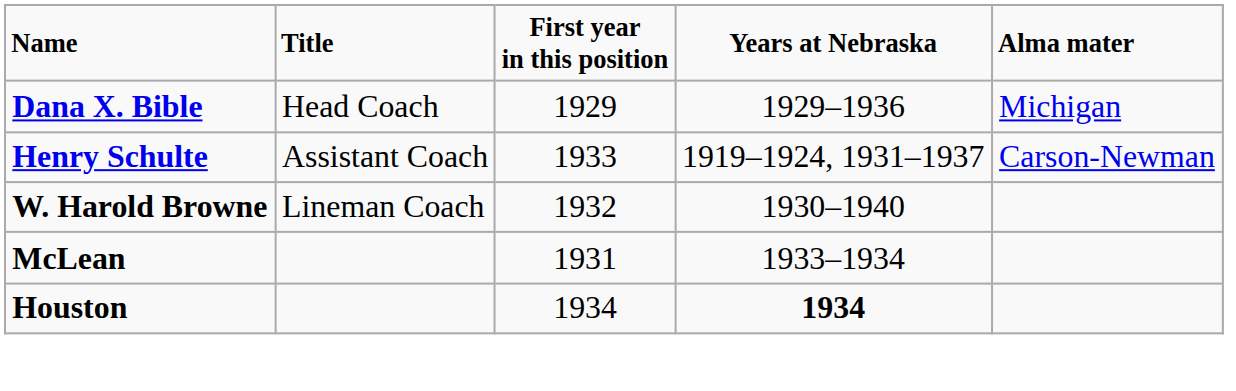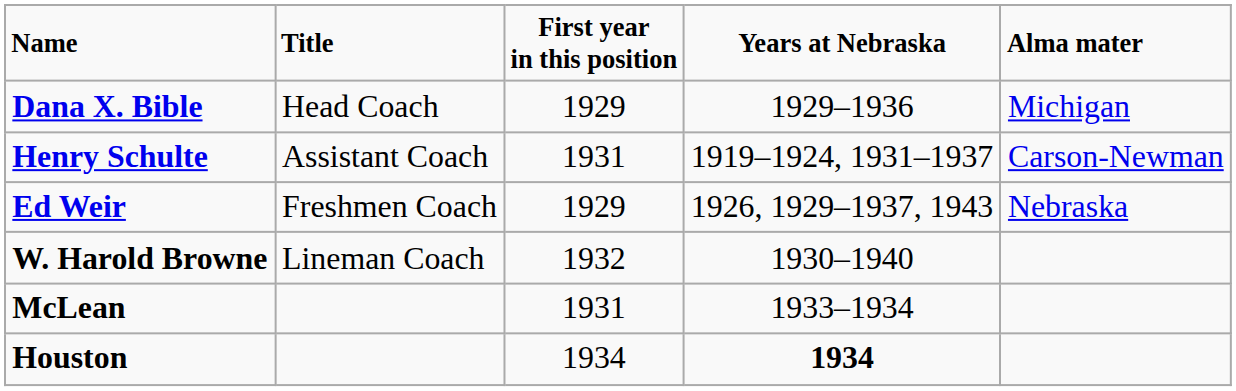(585, 156) 1933 -> (594, 156) 1931
+ row: (69, 206)
